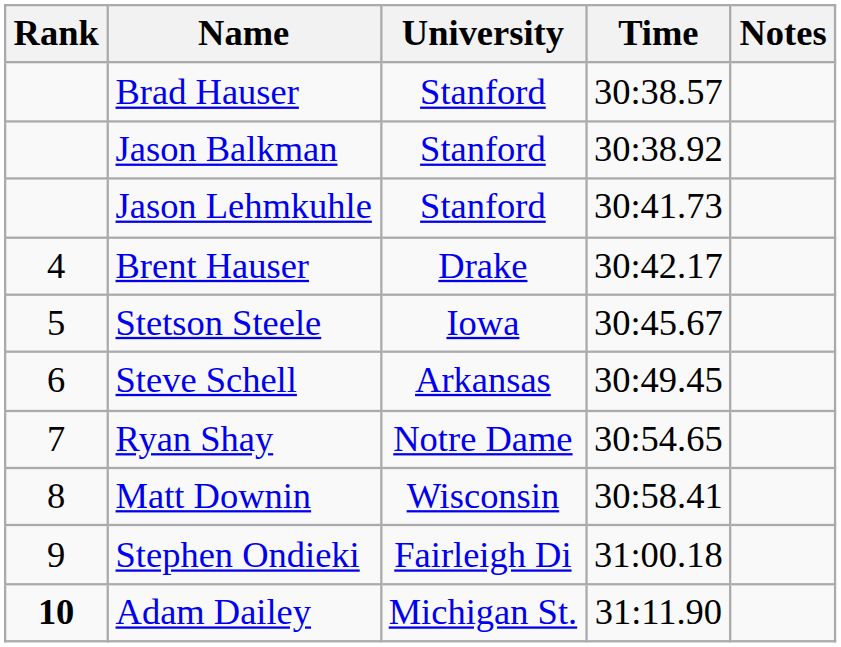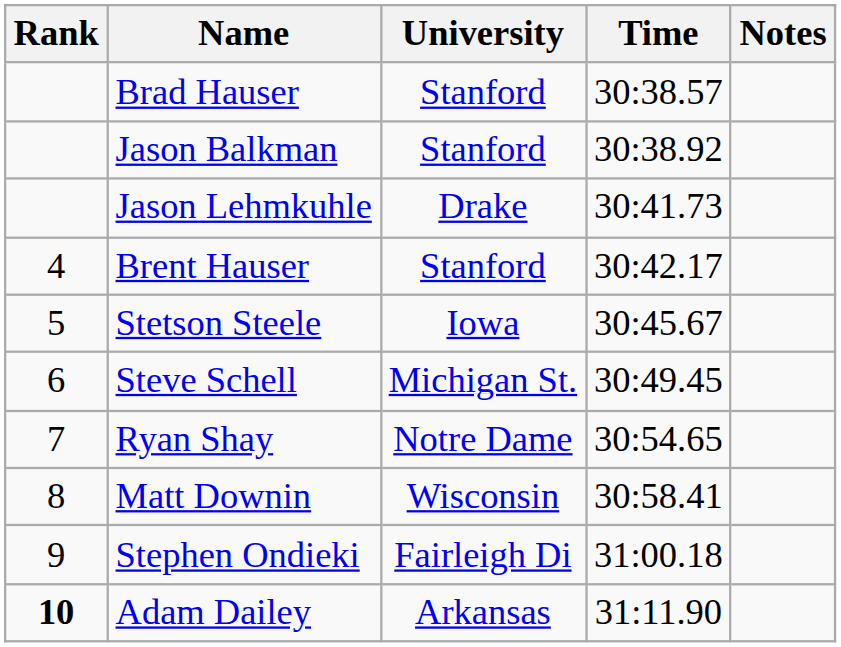(483, 206) Stanford -> (483, 206) Drake
(483, 264) Drake -> (483, 264) Stanford
(483, 380) Arkansas -> (483, 380) Michigan St.
(483, 611) Michigan St. -> (483, 611) Arkansas
